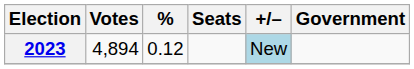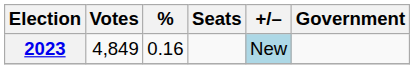(116, 48) 4,894 -> (116, 48) 4,849
(165, 48) 0.12 -> (165, 48) 0.16
